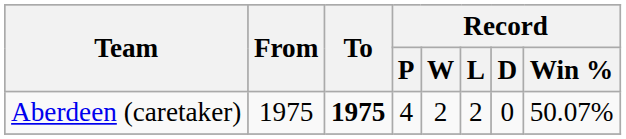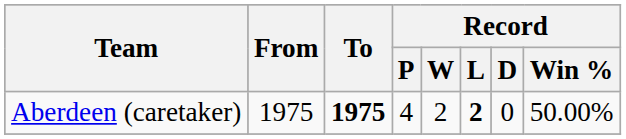(476, 112) normal -> (476, 112) bold
(572, 112) 50.07% -> (572, 112) 50.00%
